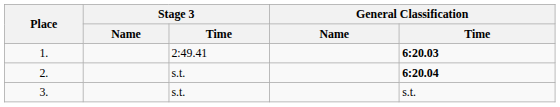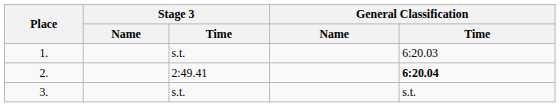(189, 53) 2:49.41 -> (178, 53) s.t.
(420, 53) bold -> (420, 53) normal
(178, 73) s.t. -> (189, 73) 2:49.41
